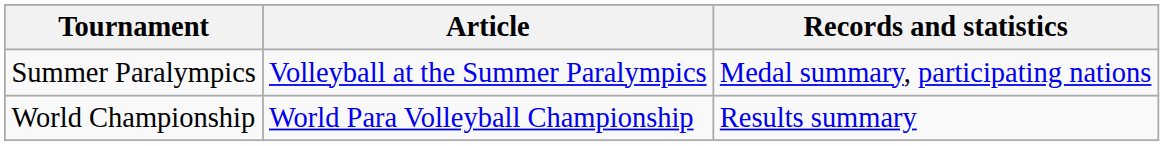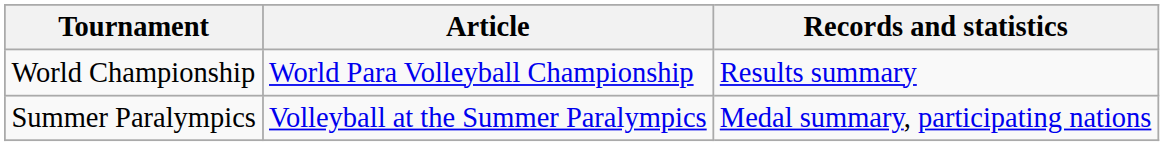rows swapped: (134, 72) <-> (133, 117)
